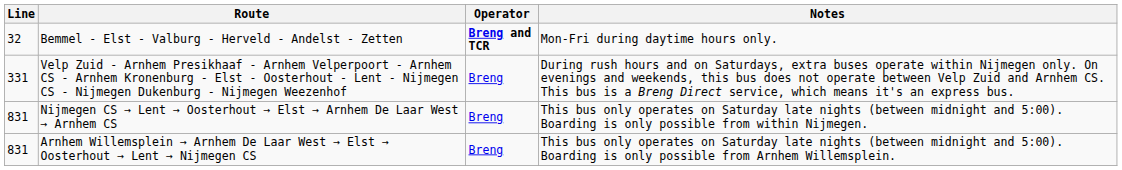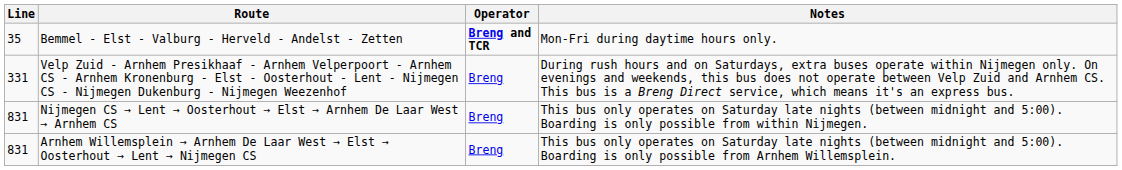(14, 39) 32 -> (14, 39) 35
